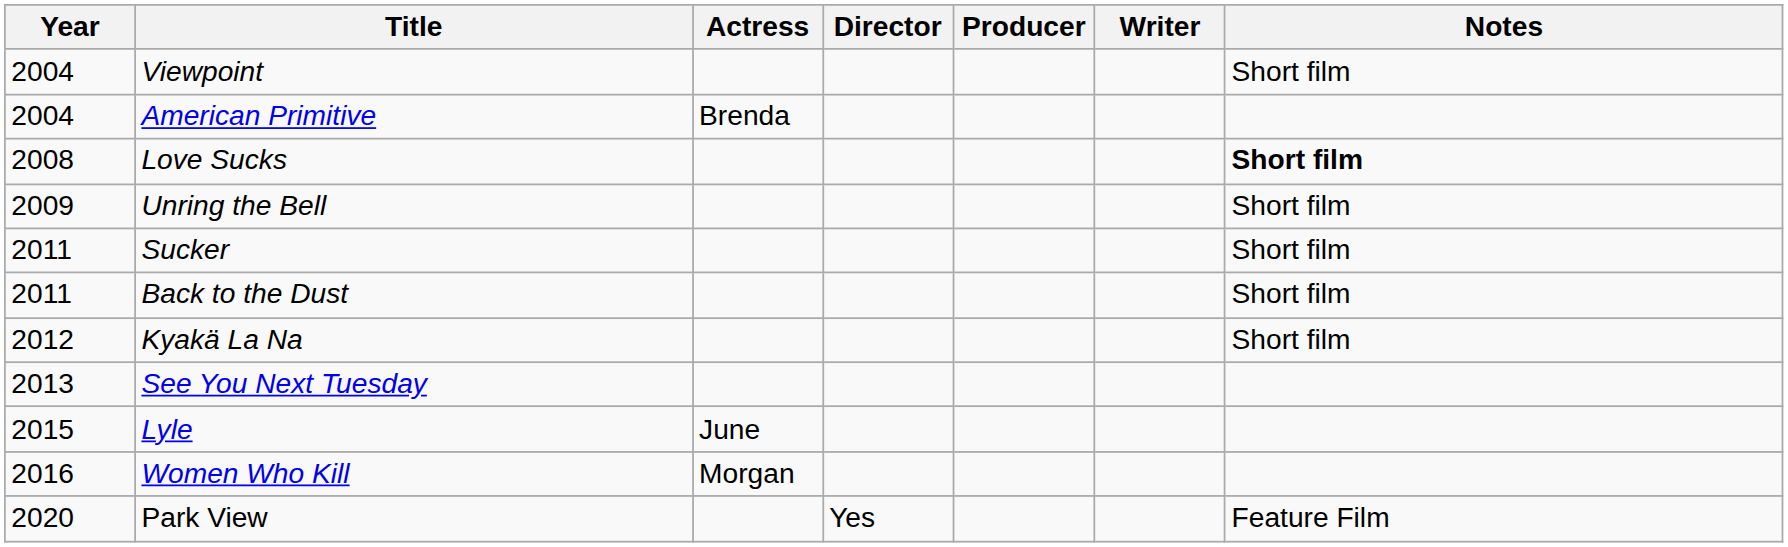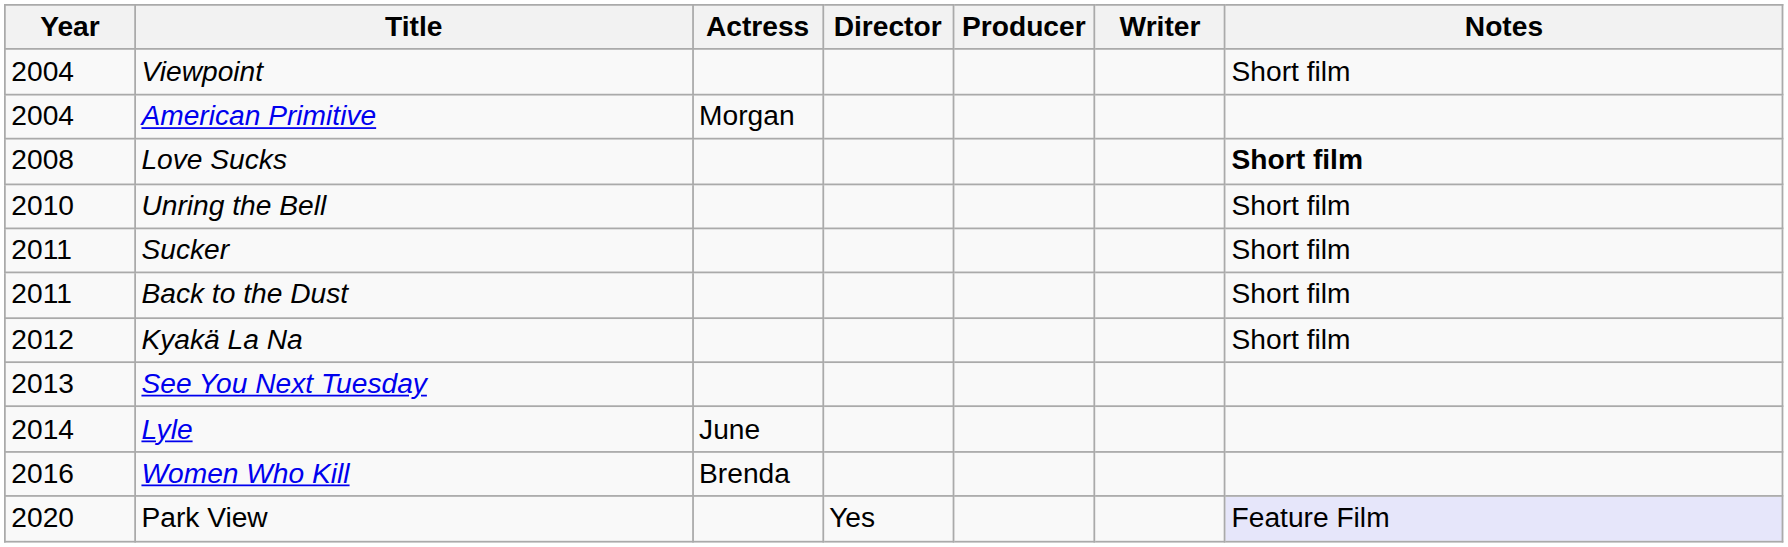(744, 116) Brenda -> (747, 116) Morgan
(43, 205) 2009 -> (43, 205) 2010
(43, 428) 2015 -> (43, 428) 2014
(747, 473) Morgan -> (744, 473) Brenda
(1311, 518) no background -> (1311, 518) lavender background
